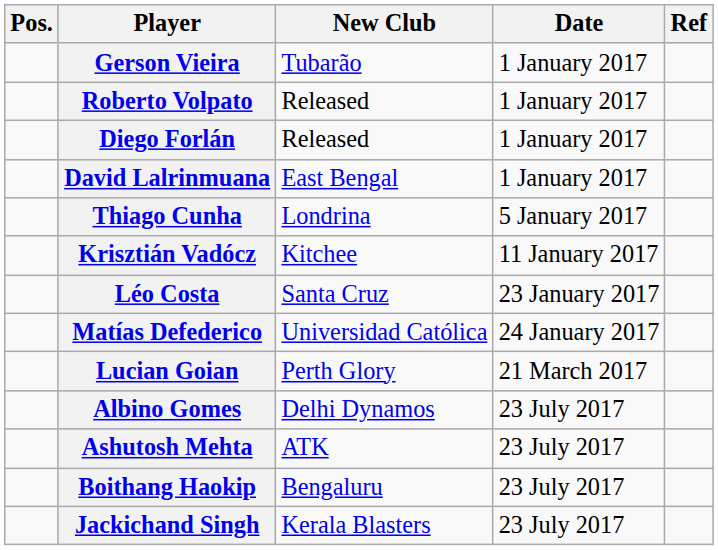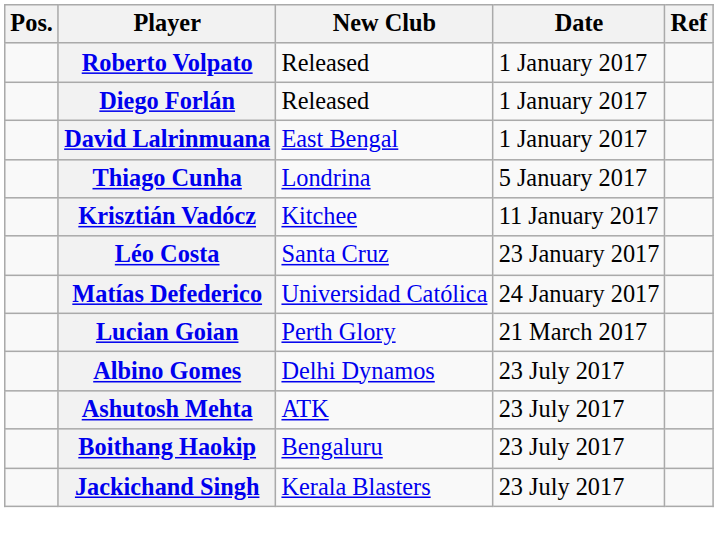- row: (167, 62)
